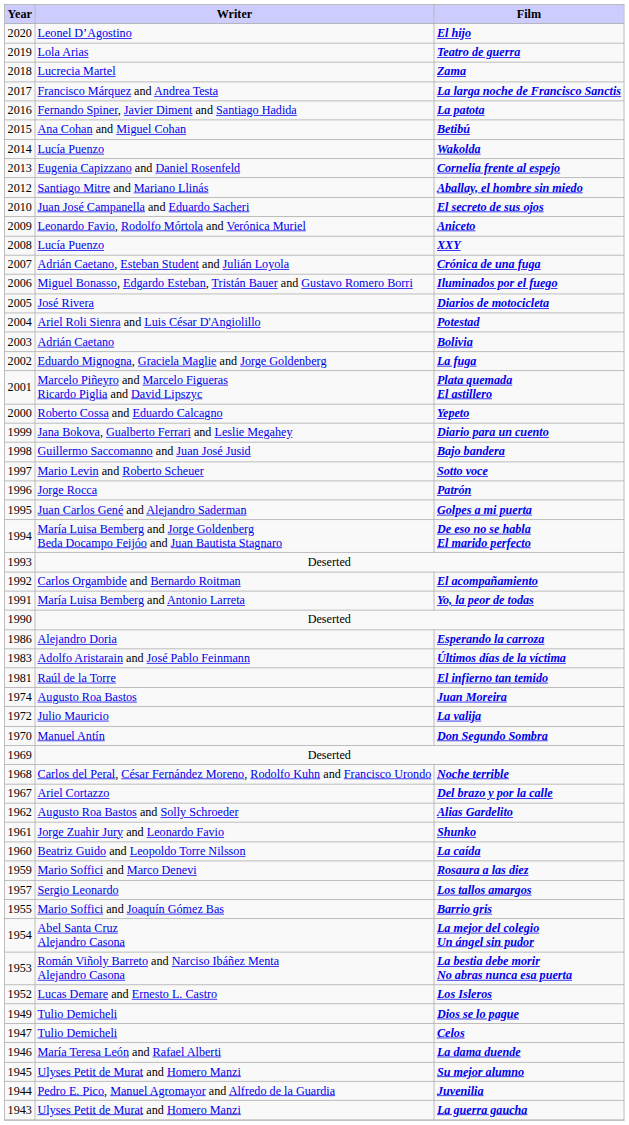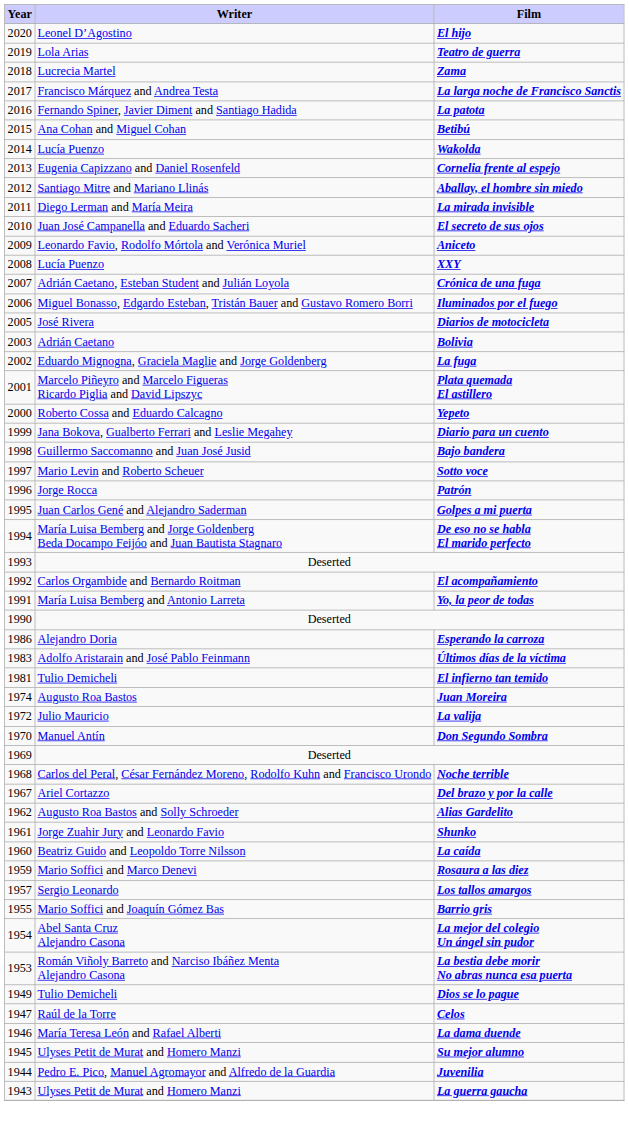+ row: (20, 206)
- row: (20, 322)
(77, 677) Raúl de la Torre -> (77, 677) Tulio Demicheli
- row: (20, 994)
(77, 1033) Tulio Demicheli -> (77, 1013) Raúl de la Torre
